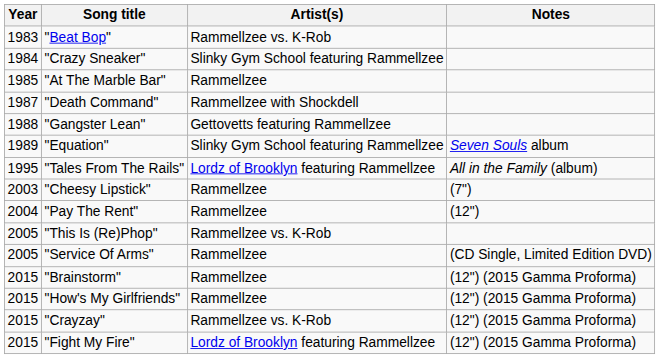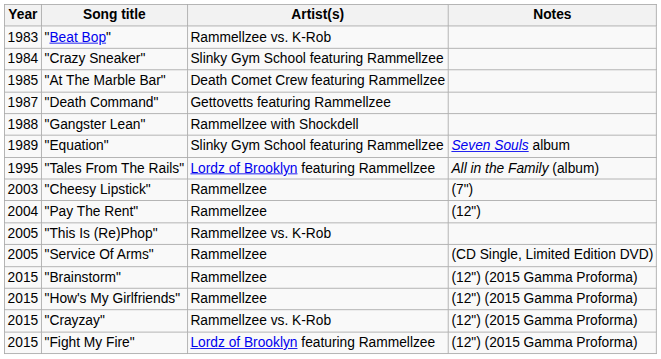(229, 80) Rammellzee -> (318, 80) Death Comet Crew featuring Rammellzee
(275, 102) Rammellzee with Shockdell -> (291, 102) Gettovetts featuring Rammellzee
(291, 124) Gettovetts featuring Rammellzee -> (275, 124) Rammellzee with Shockdell
